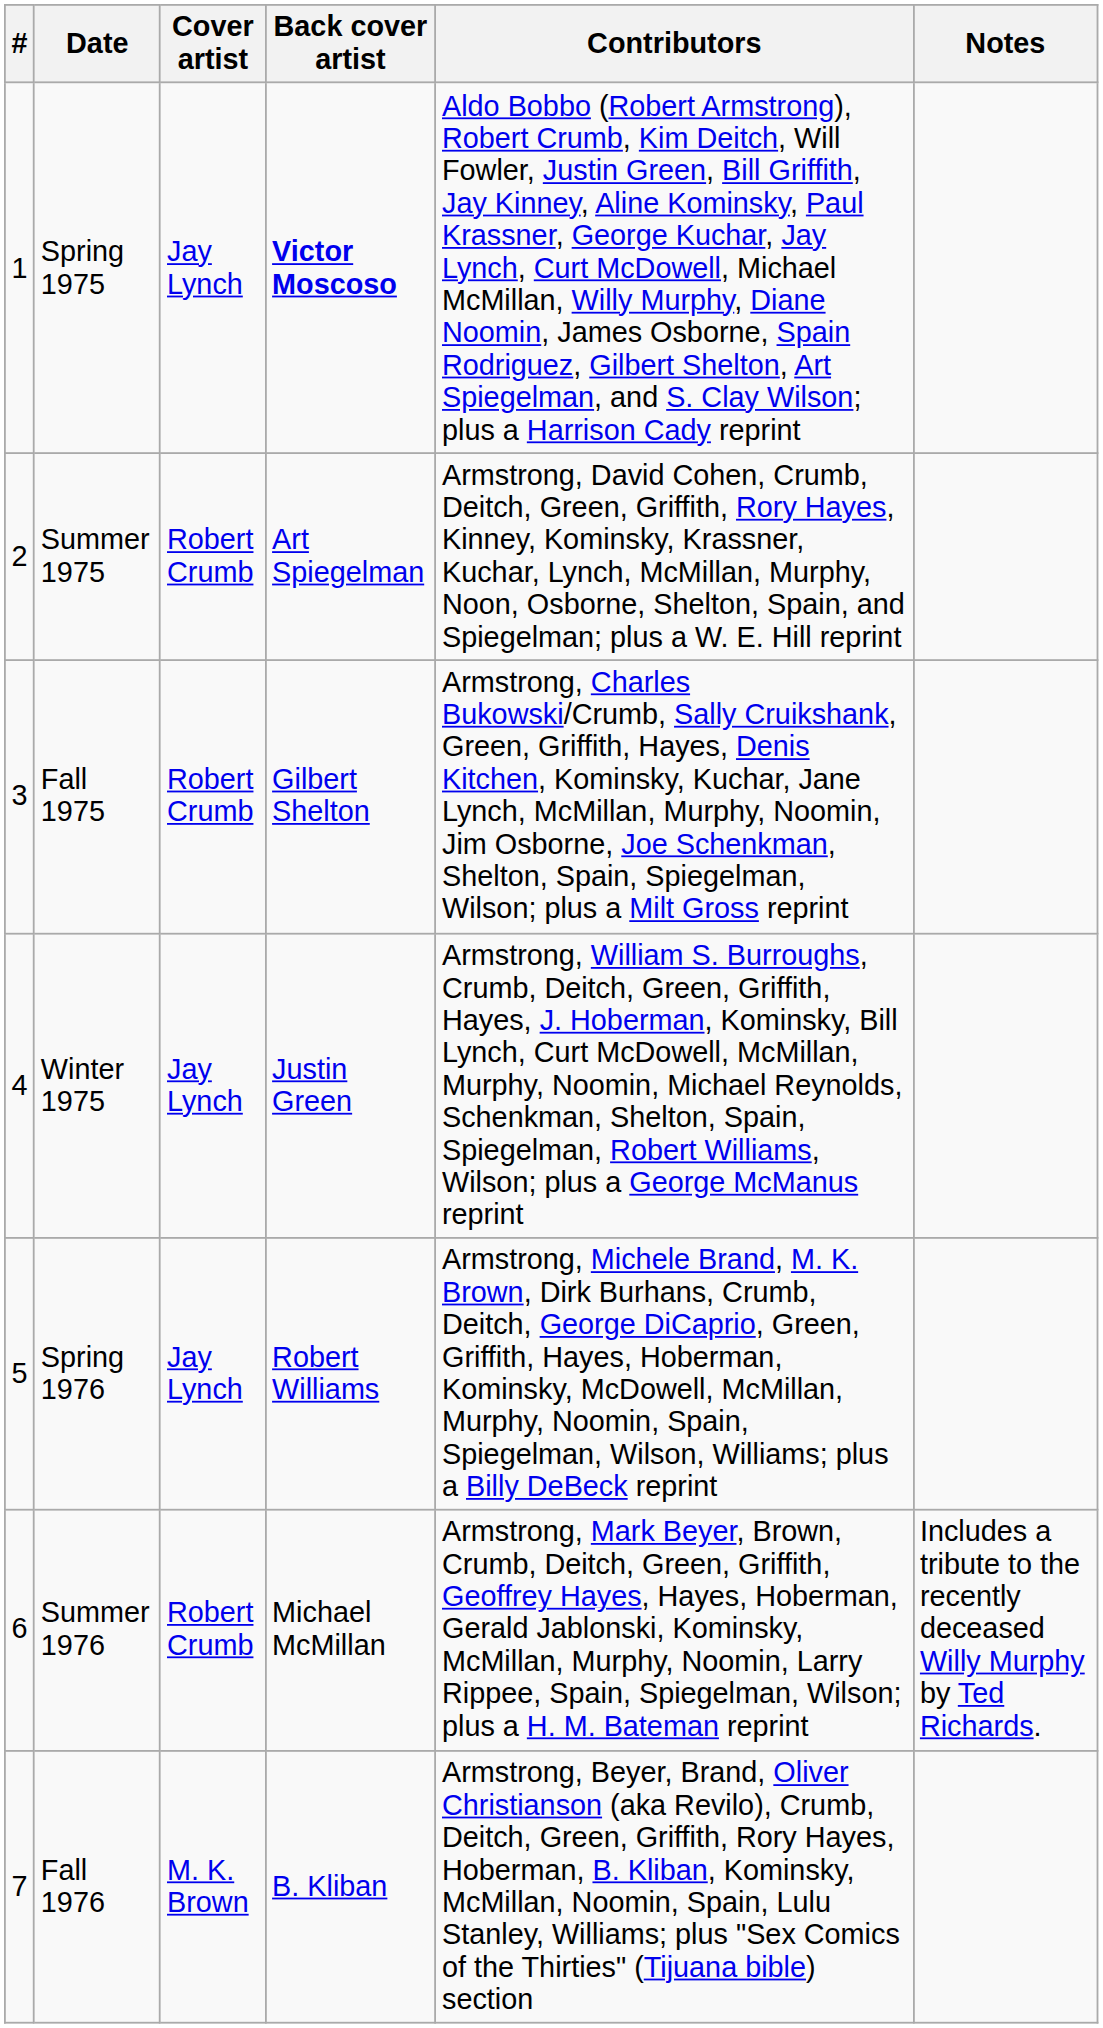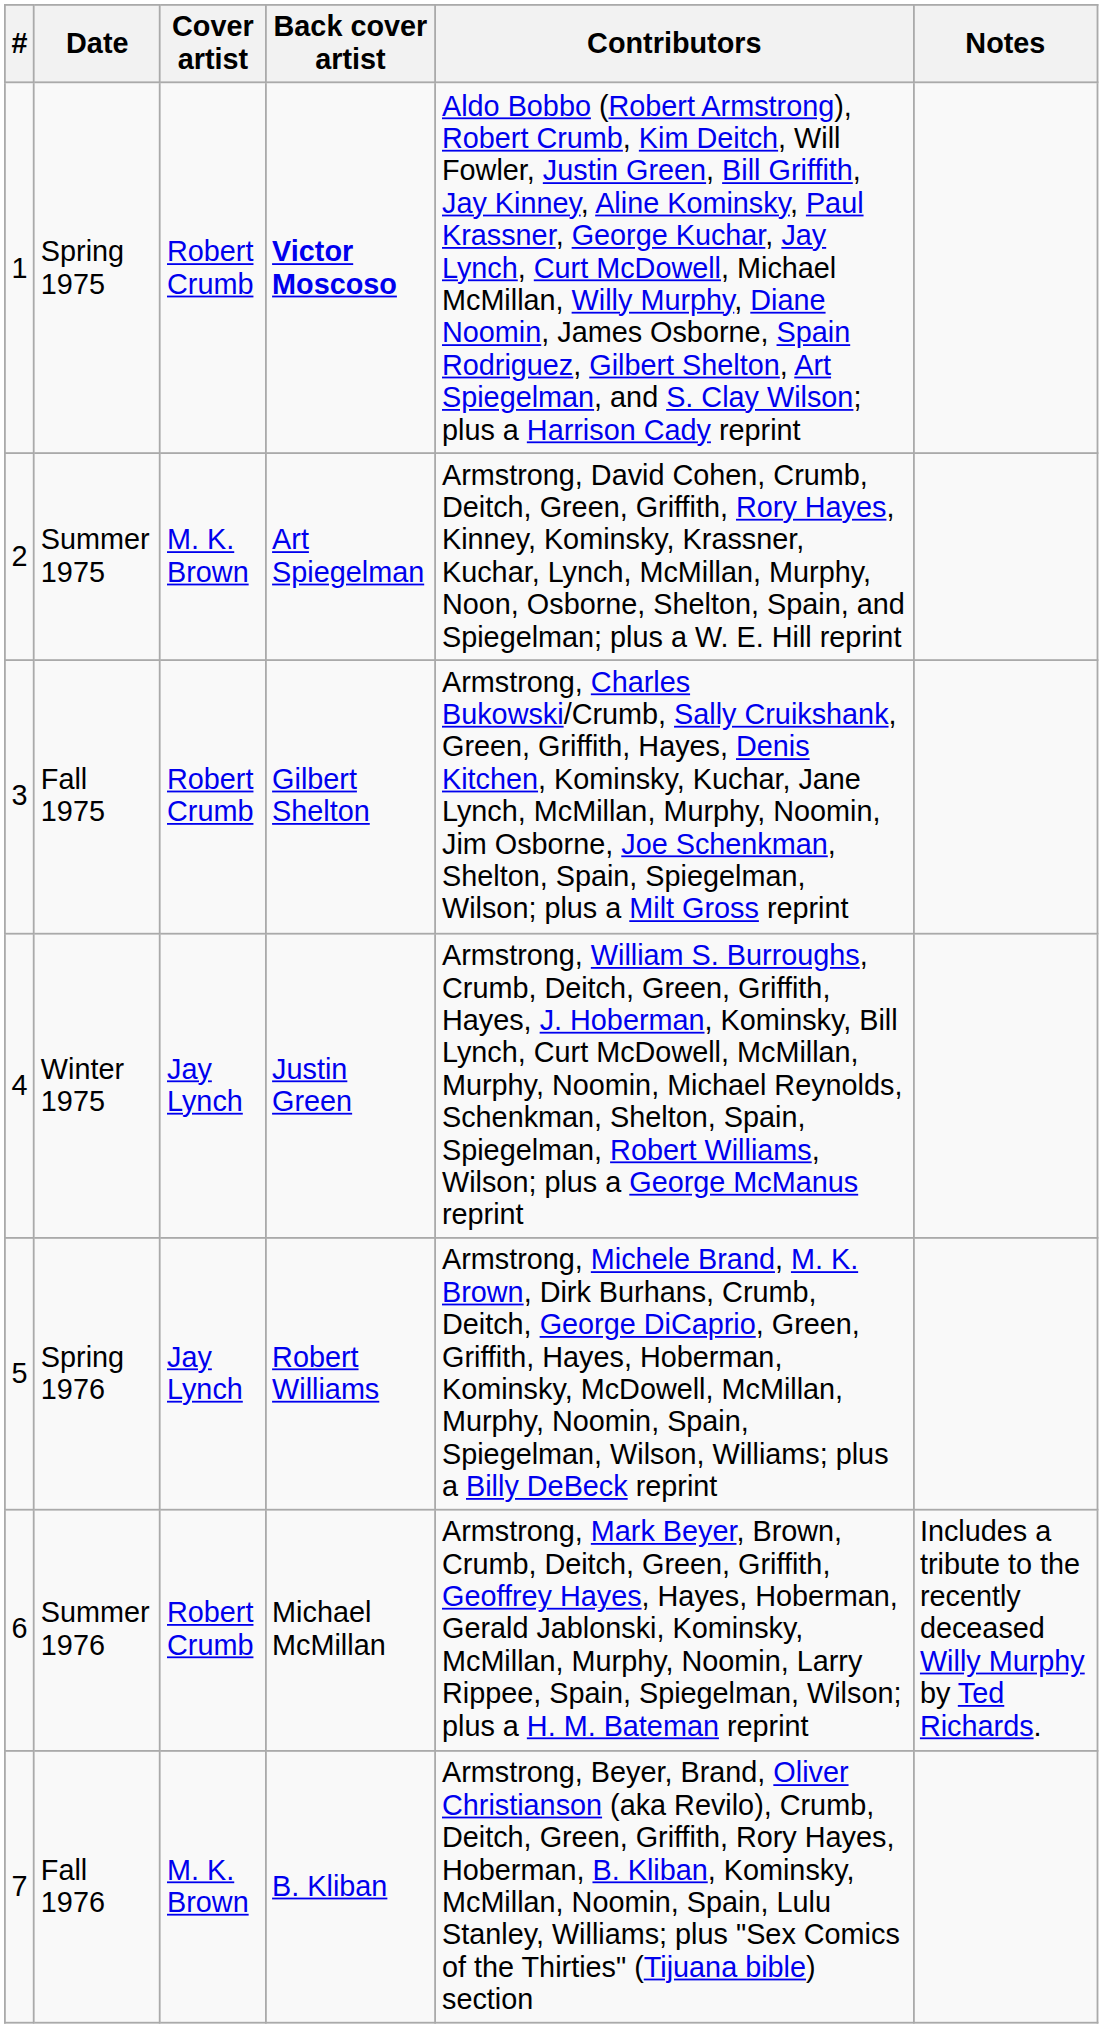(205, 267) Jay Lynch -> (210, 267) Robert Crumb
(210, 556) Robert Crumb -> (208, 556) M. K. Brown
